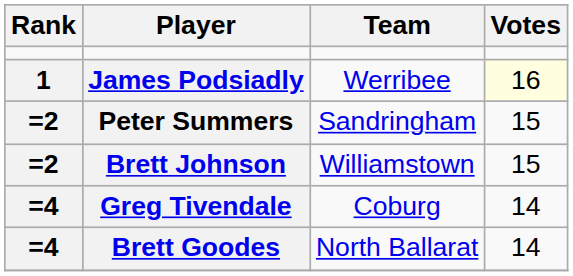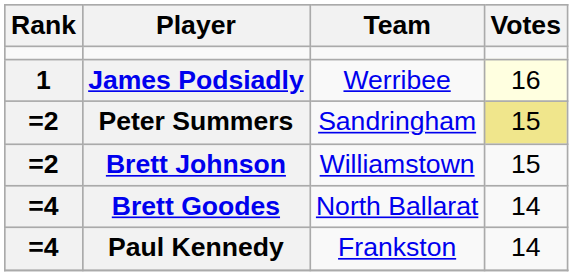(526, 122) no background -> (526, 122) khaki background
- row: (196, 206)
+ row: (196, 248)
